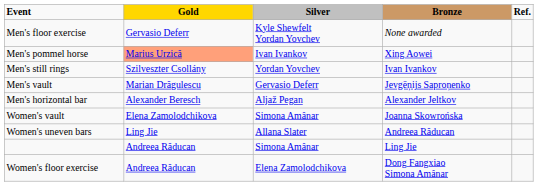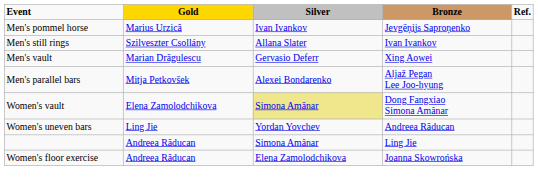- row: (46, 33)
(154, 54) lightsalmon background -> (154, 27) no background
(409, 54) Xing Aowei -> (428, 27) Jevgēņijs Saproņenko
(288, 69) Yordan Yovchev -> (281, 43) Allana Slater
(428, 85) Jevgēņijs Saproņenko -> (409, 58) Xing Aowei
+ row: (43, 79)
- row: (47, 100)
(287, 116) no background -> (287, 106) khaki background
(424, 116) Joanna Skowrońska -> (416, 106) Dong Fangxiao Simona Amânar
(281, 131) Allana Slater -> (288, 127) Yordan Yovchev
(416, 168) Dong Fangxiao Simona Amânar -> (424, 158) Joanna Skowrońska
